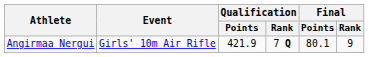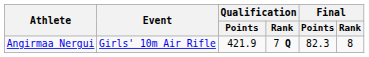(318, 44) 80.1 -> (318, 44) 82.3
(350, 44) 9 -> (350, 44) 8
